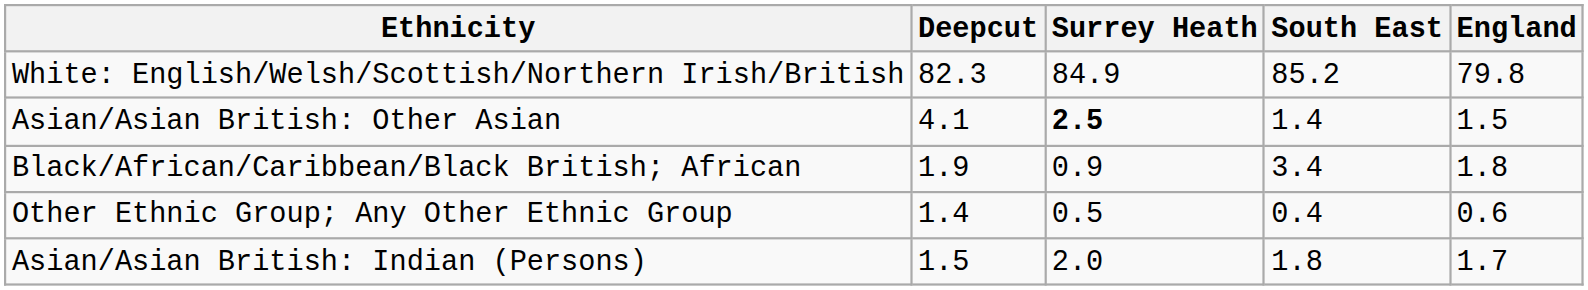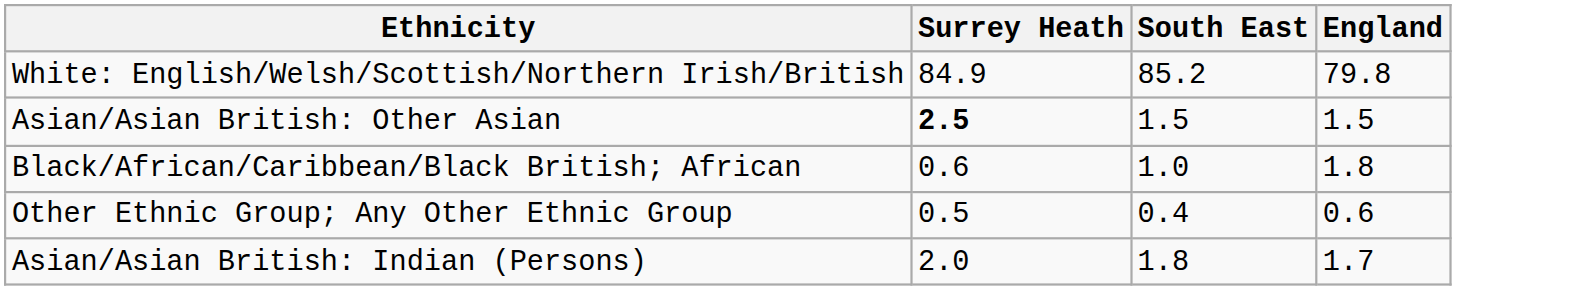- column: (978, 28)
(1297, 122) 1.4 -> (1163, 122) 1.5
(1077, 168) 0.9 -> (944, 168) 0.6
(1297, 168) 3.4 -> (1163, 168) 1.0
